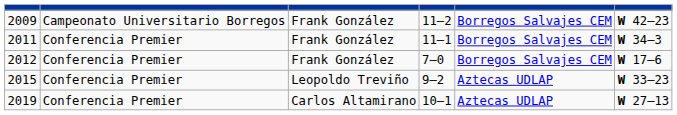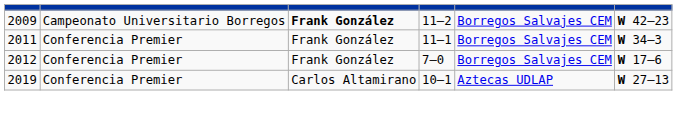(343, 20) normal -> (343, 20) bold
- row: (22, 80)
